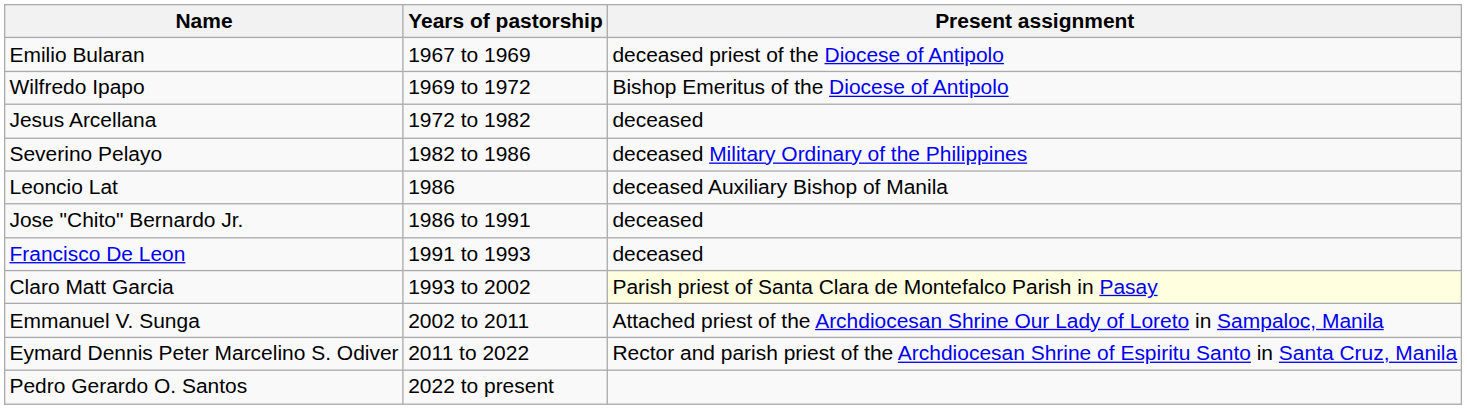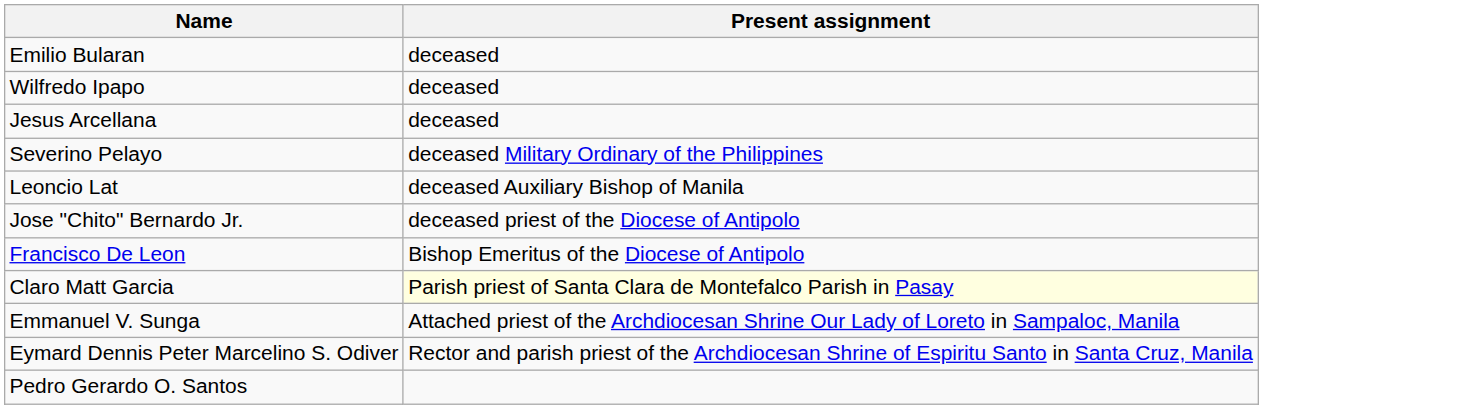- column: (505, 21)
(808, 54) deceased priest of the Diocese of Antipolo -> (454, 54) deceased
(810, 87) Bishop Emeritus of the Diocese of Antipolo -> (454, 87) deceased
(658, 220) deceased -> (604, 220) deceased priest of the Diocese of Antipolo
(658, 253) deceased -> (606, 253) Bishop Emeritus of the Diocese of Antipolo
